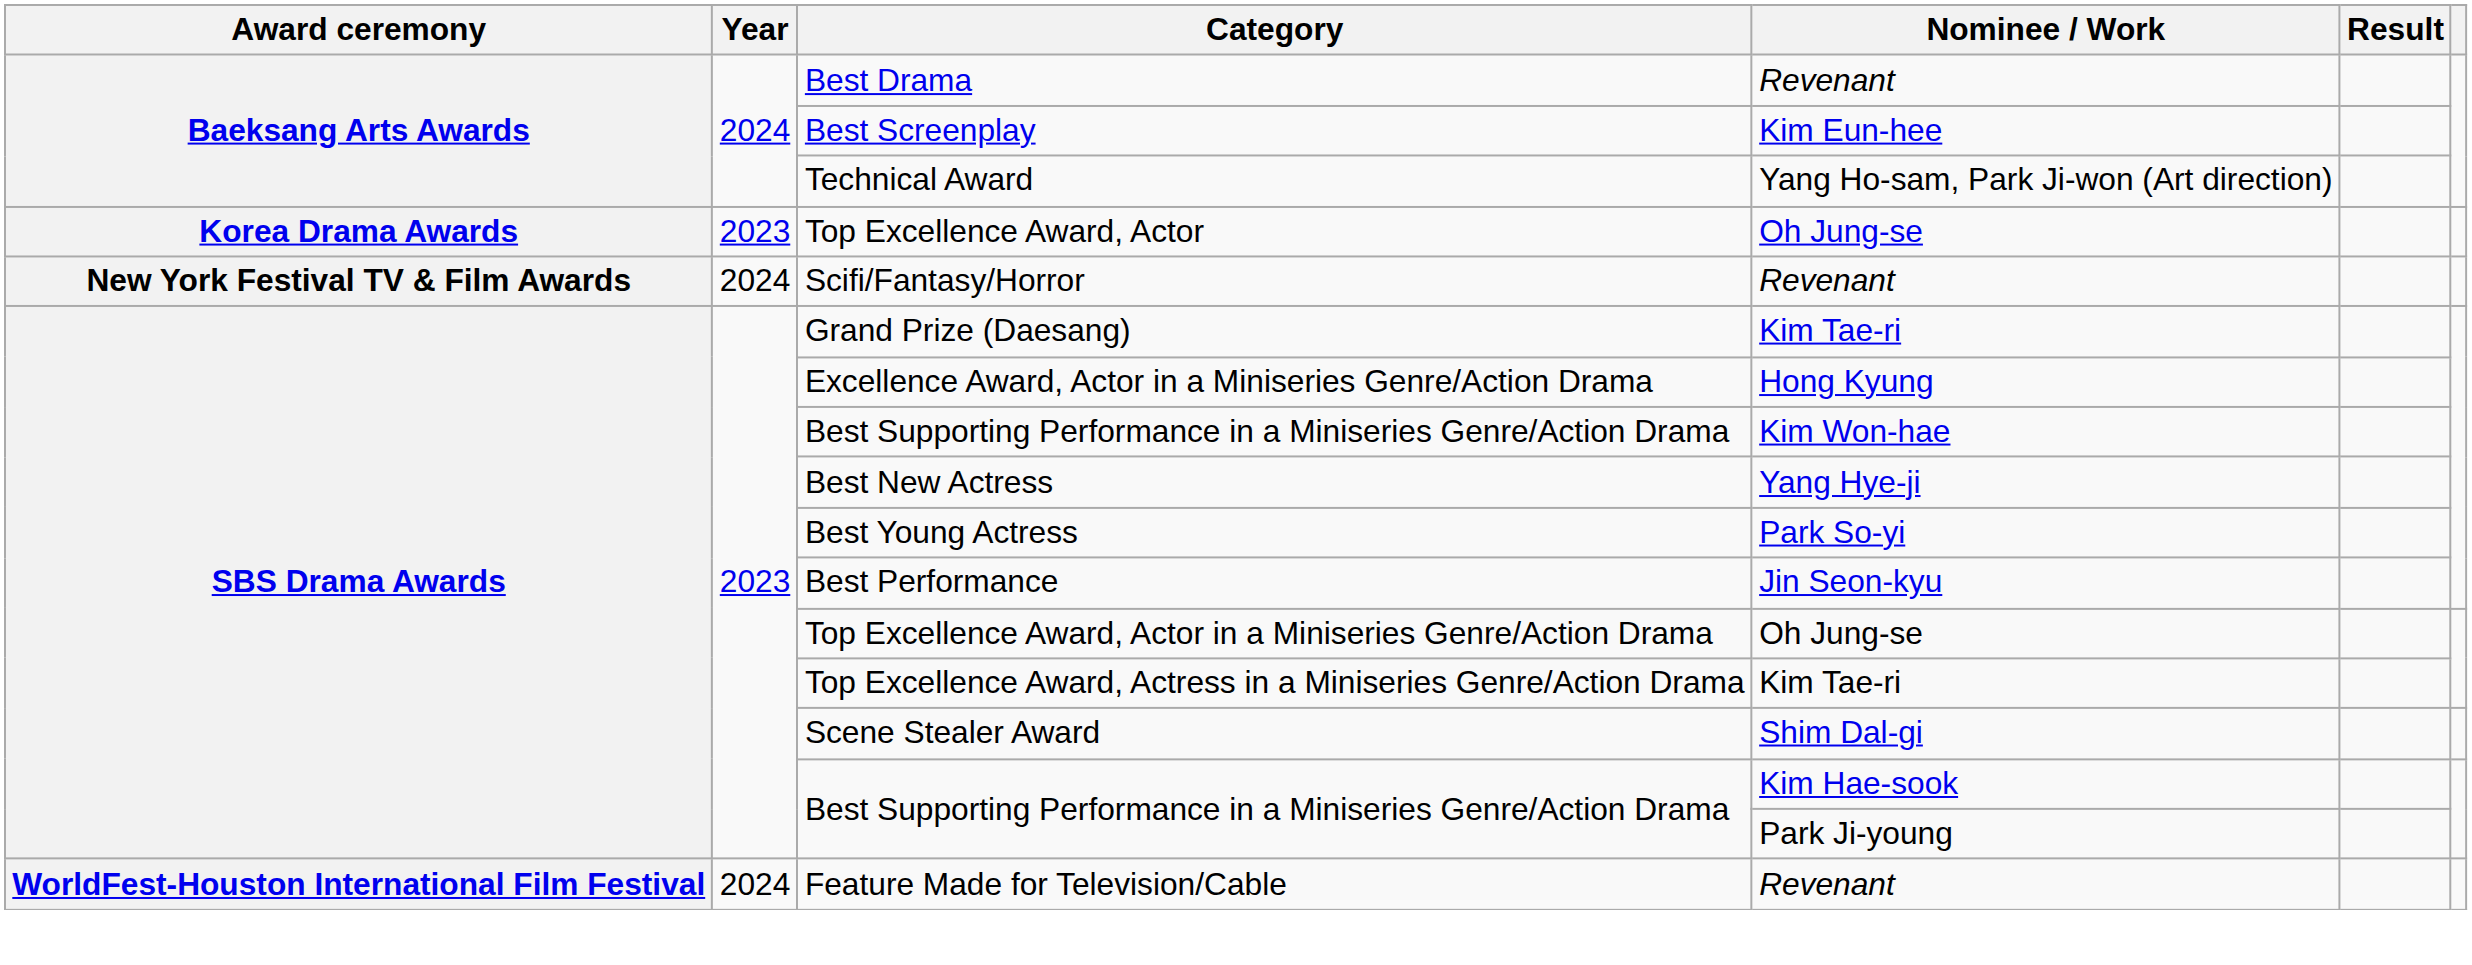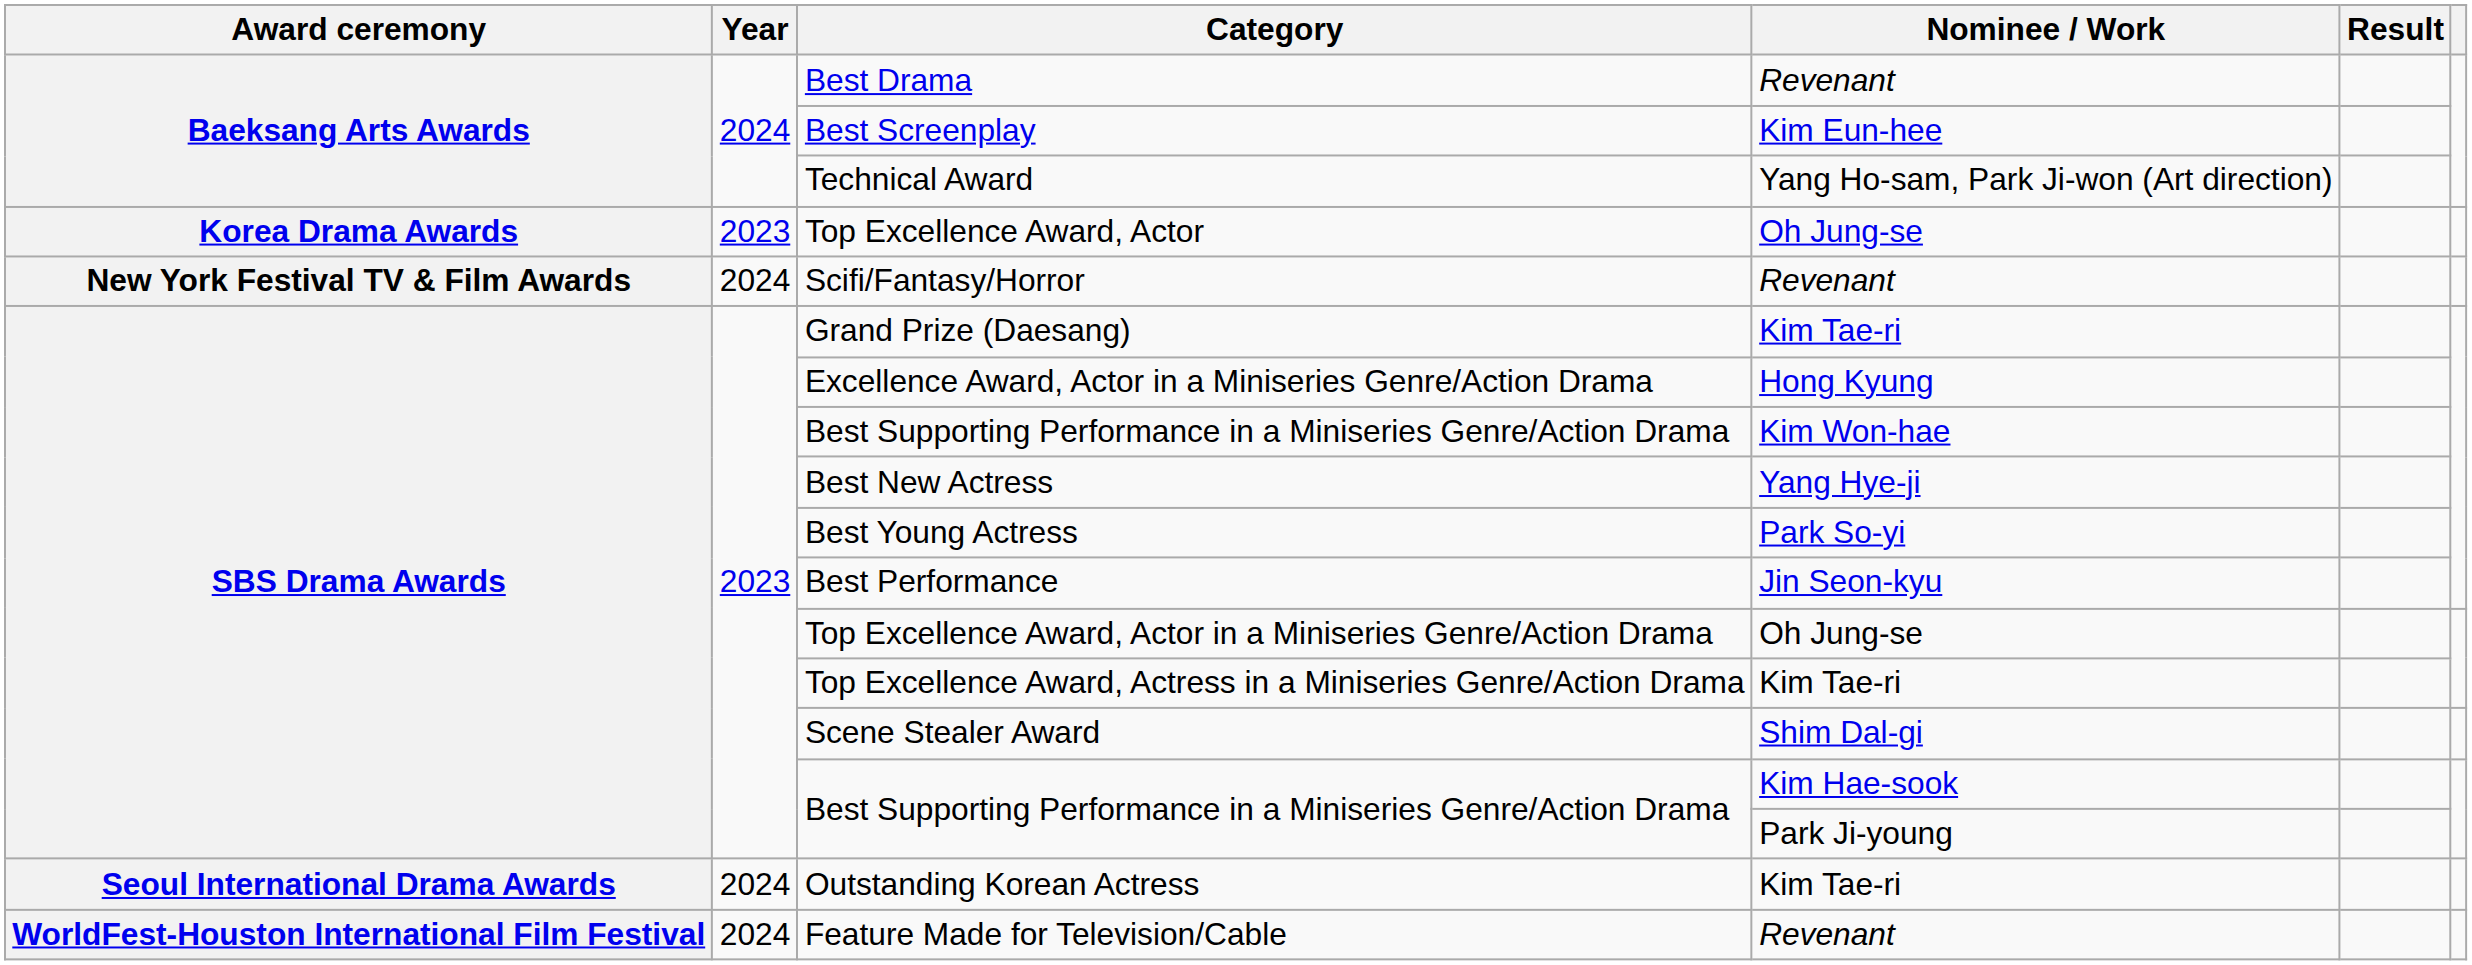+ row: (1002, 883)
